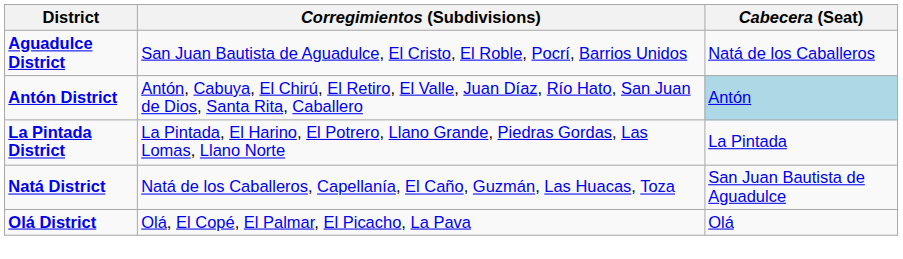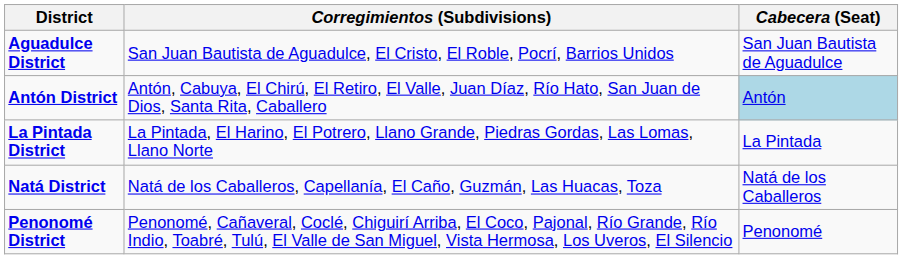(792, 52) Natá de los Caballeros -> (809, 52) San Juan Bautista de Aguadulce
(787, 187) San Juan Bautista de Aguadulce -> (784, 187) Natá de los Caballeros
- row: (52, 222)
+ row: (50, 231)
